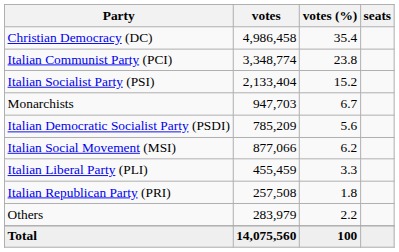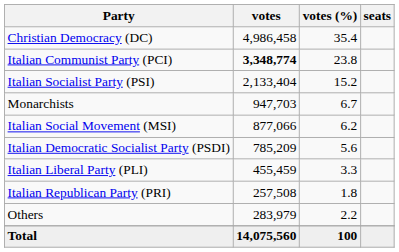(270, 60) normal -> (270, 60) bold
rows swapped: (92, 148) <-> (119, 126)
